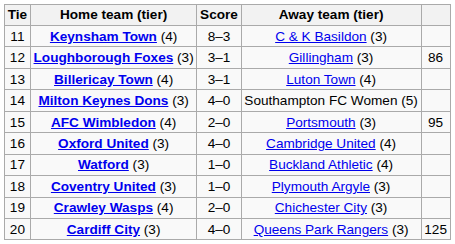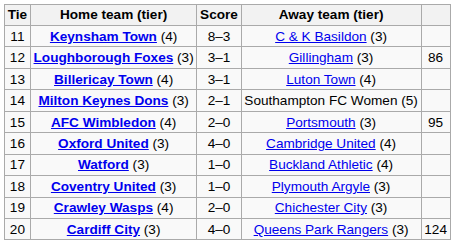(219, 101) 4–0 -> (219, 101) 2–1
(436, 229) 125 -> (436, 229) 124
